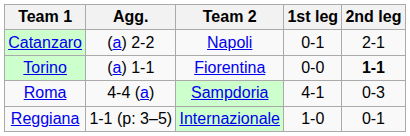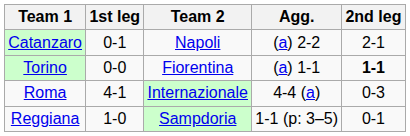columns swapped: (131, 17) <-> (313, 17)
(230, 93) Sampdoria -> (198, 93) Internazionale
(230, 118) Internazionale -> (198, 118) Sampdoria
